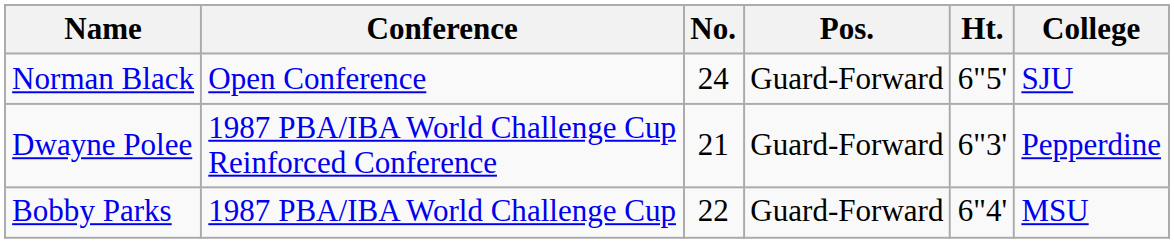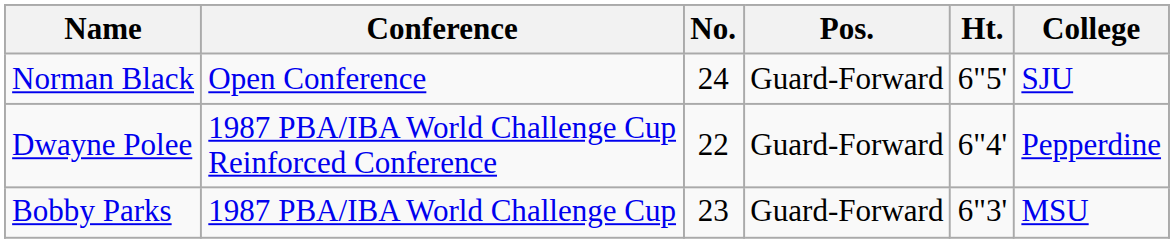(713, 145) 21 -> (713, 145) 22
(982, 145) 6"3' -> (982, 145) 6"4'
(713, 211) 22 -> (713, 211) 23
(982, 211) 6"4' -> (982, 211) 6"3'
